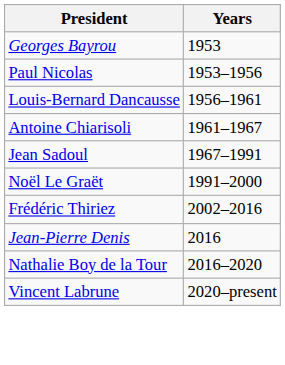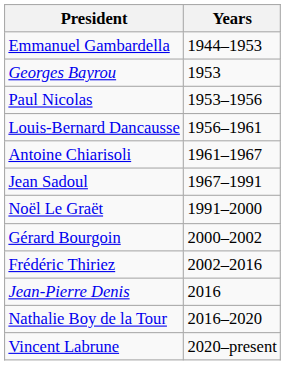+ row: (89, 45)
+ row: (65, 236)
